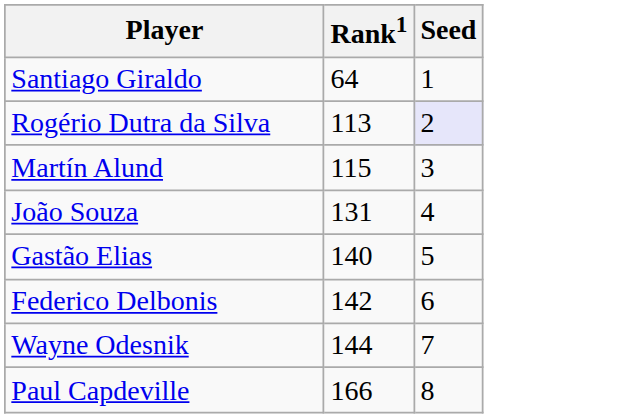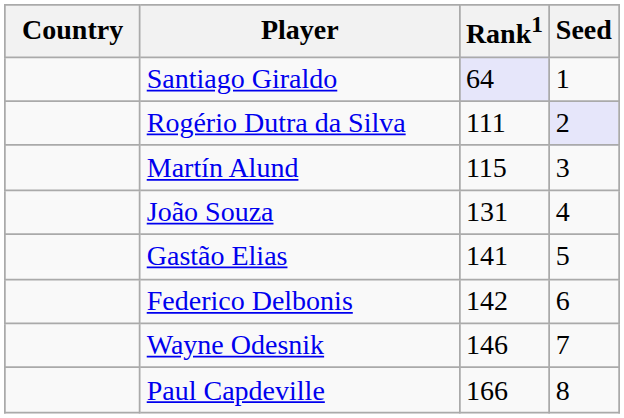+ column: (73, 30)
(344, 78) no background -> (480, 78) lavender background
(351, 123) 113 -> (486, 123) 111
(351, 256) 140 -> (487, 256) 141
(351, 345) 144 -> (487, 345) 146
